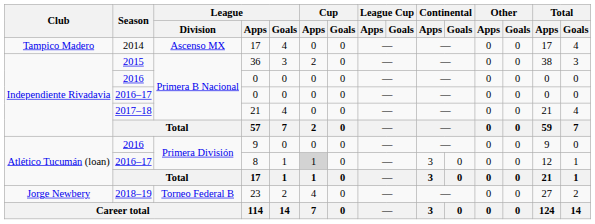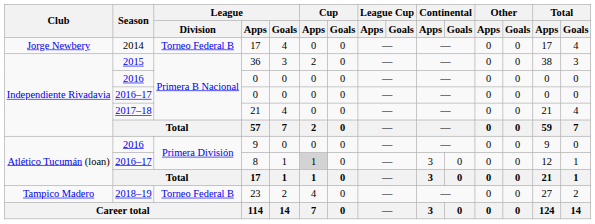(59, 45) Tampico Madero -> (59, 45) Jorge Newbery
(198, 45) Ascenso MX -> (198, 45) Torneo Federal B
(59, 194) Jorge Newbery -> (59, 194) Tampico Madero
